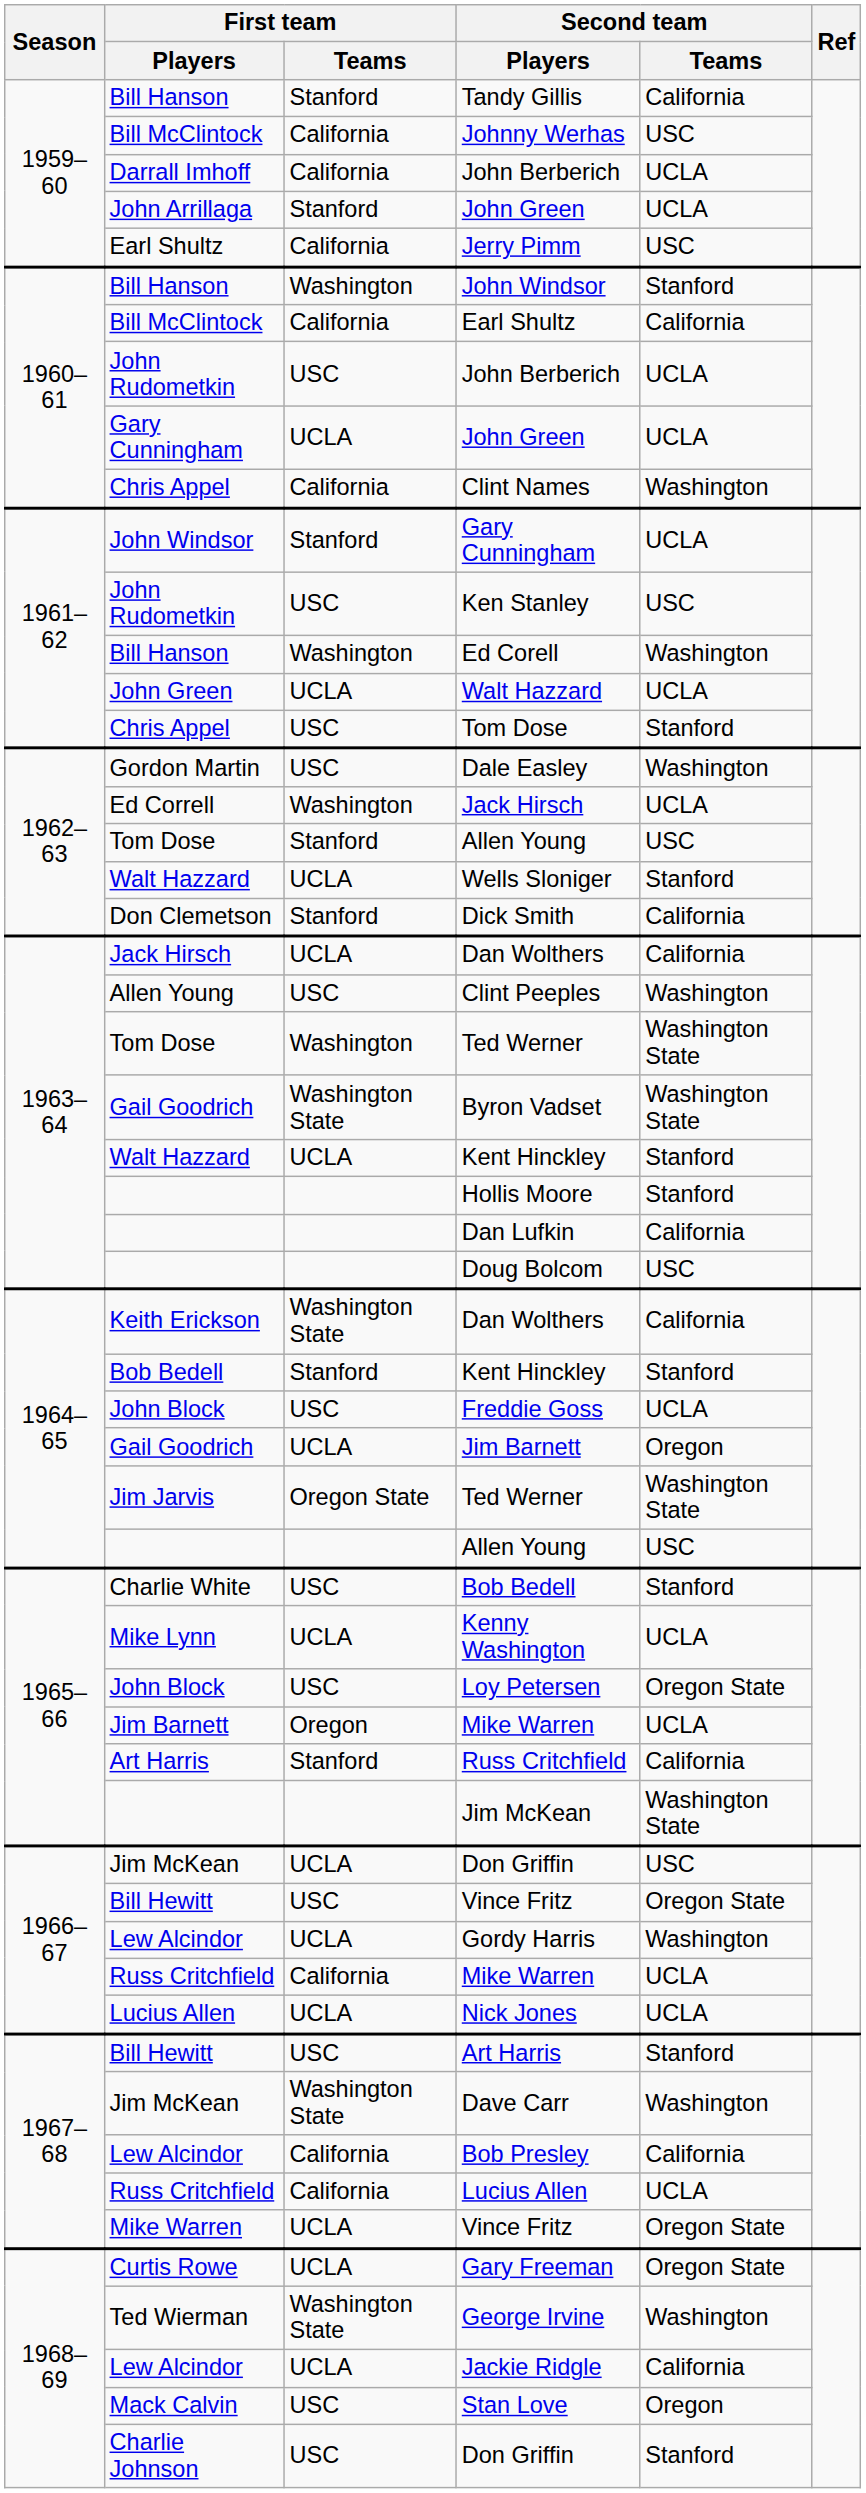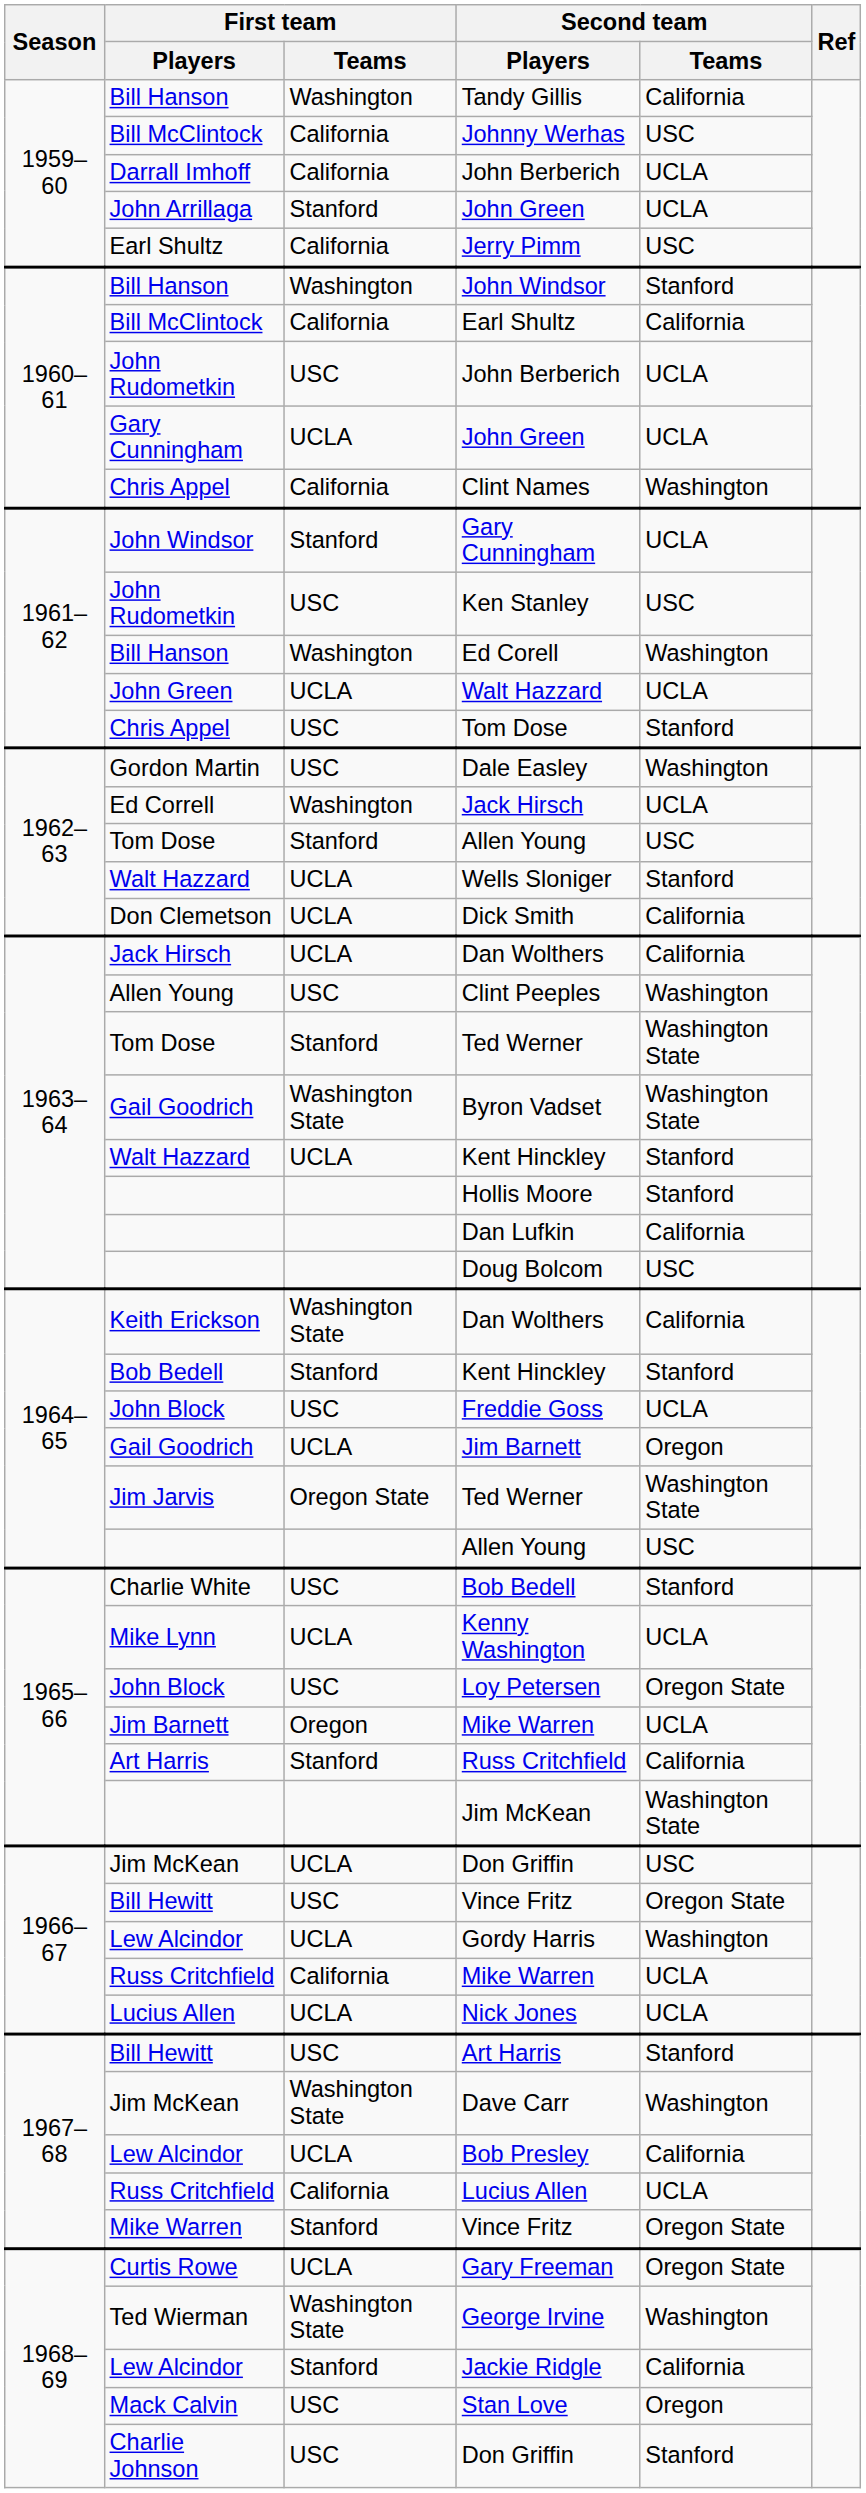(334, 97) Stanford -> (351, 97) Washington
(334, 916) Stanford -> (321, 916) UCLA
(351, 1043) Washington -> (334, 1043) Stanford
(339, 2153) California -> (321, 2153) UCLA
(321, 2228) UCLA -> (334, 2228) Stanford
(321, 2368) UCLA -> (334, 2368) Stanford
